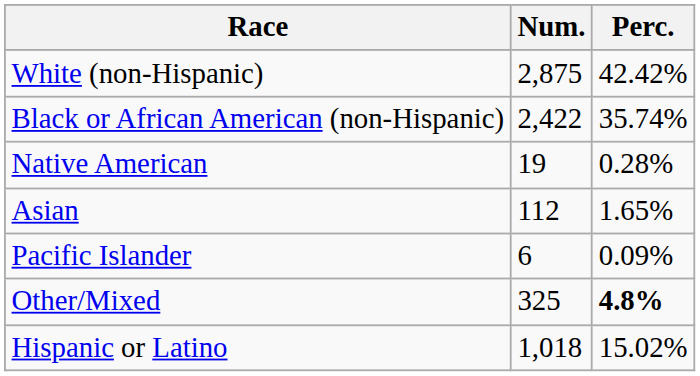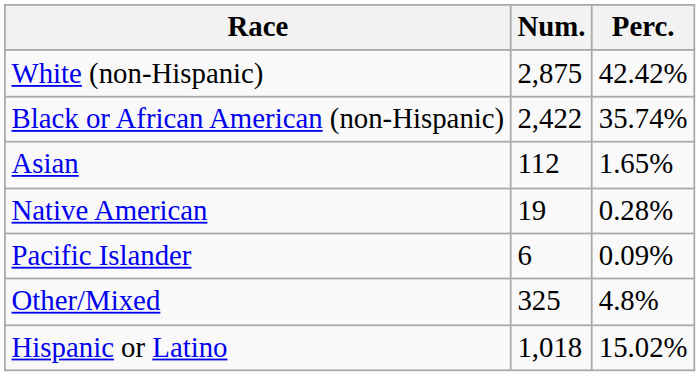rows swapped: (109, 164) <-> (45, 210)
(631, 301) bold -> (629, 301) normal
